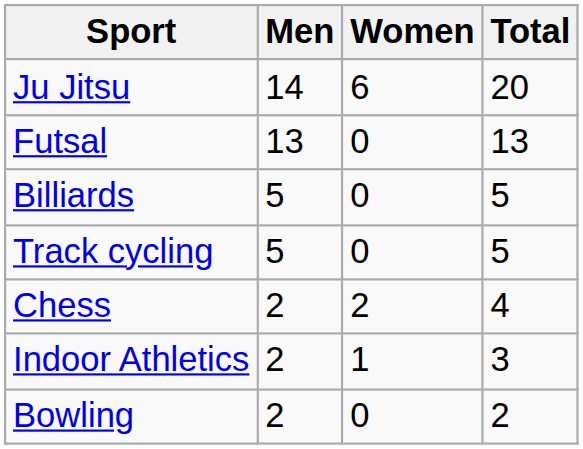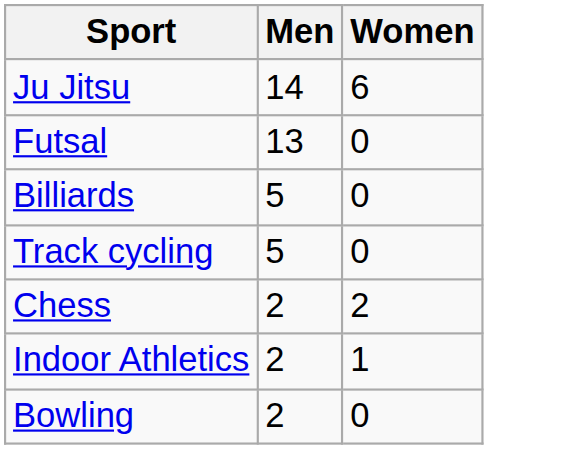- column: (530, 31)
